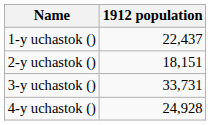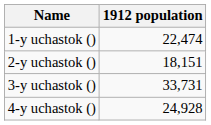(183, 39) 22,437 -> (183, 39) 22,474
